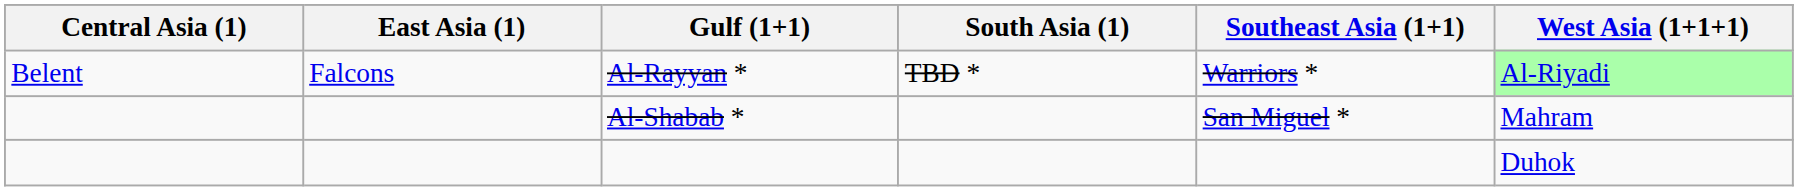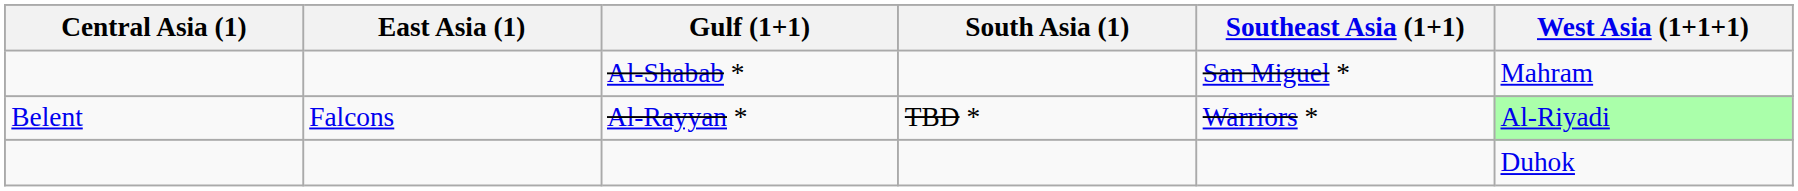rows swapped: (677, 72) <-> (676, 117)
